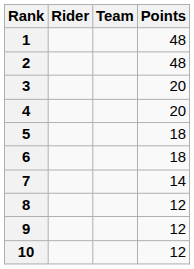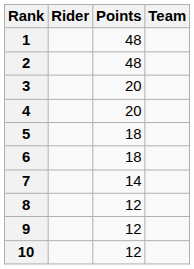columns swapped: (115, 16) <-> (163, 16)
